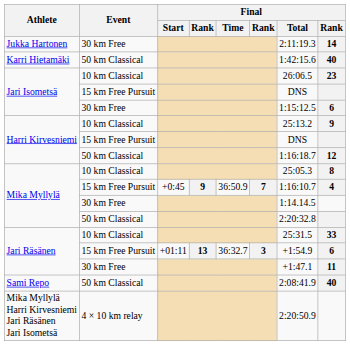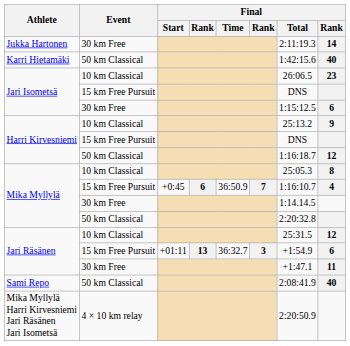(203, 187) 9 -> (203, 187) 6
(332, 235) 33 -> (332, 235) 12
